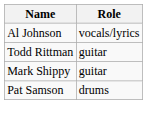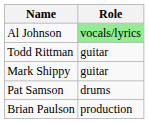(109, 33) no background -> (111, 33) lightgreen background
+ row: (41, 109)
